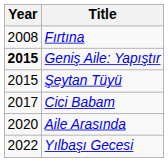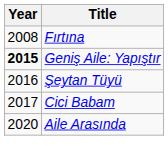(23, 80) 2015 -> (23, 80) 2016
- row: (89, 146)
